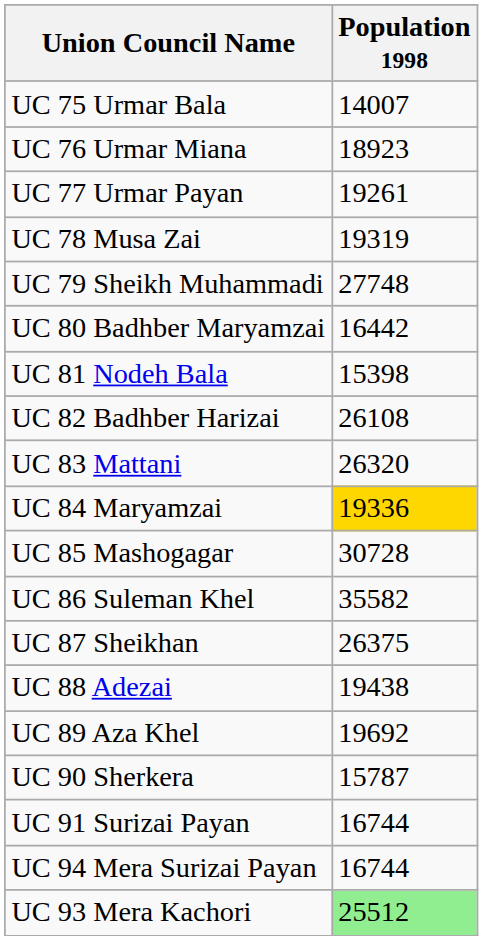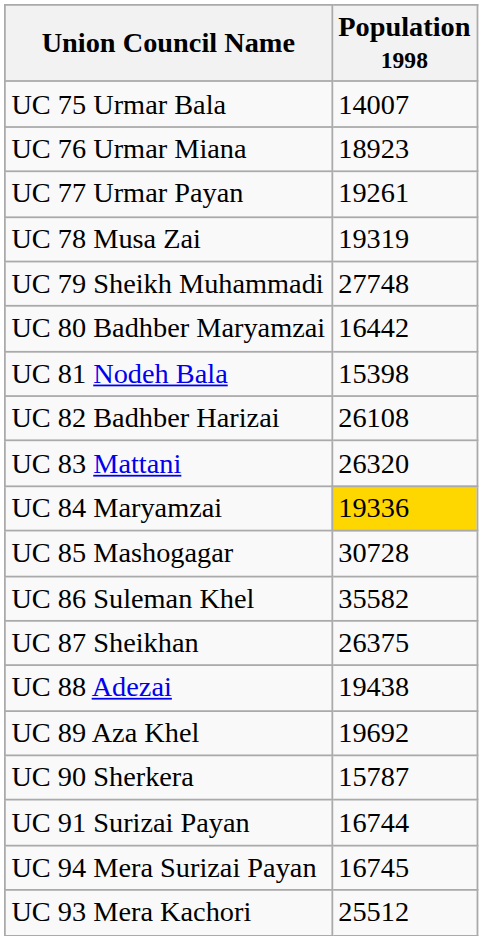(404, 868) 16744 -> (404, 868) 16745
(404, 913) lightgreen background -> (404, 913) no background
